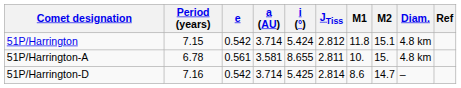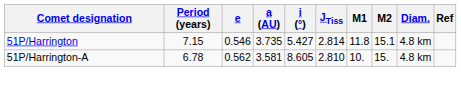(238, 41) 0.542 -> (238, 41) 0.546
(269, 41) 3.714 -> (269, 41) 3.735
(300, 41) 5.424 -> (300, 41) 5.427
(332, 41) 2.812 -> (332, 41) 2.814
(238, 58) 0.561 -> (238, 58) 0.562
(300, 58) 8.655 -> (300, 58) 8.605
(331, 58) 2.811 -> (332, 58) 2.810
- row: (48, 74)
